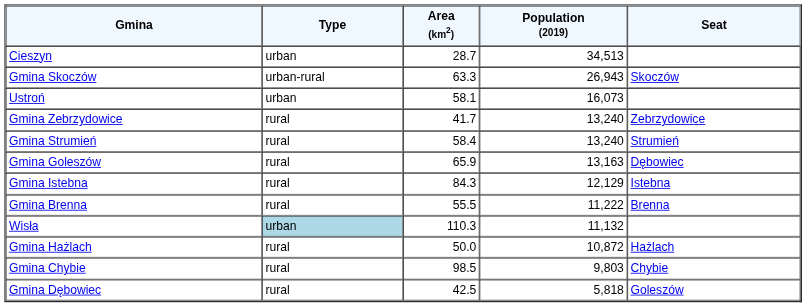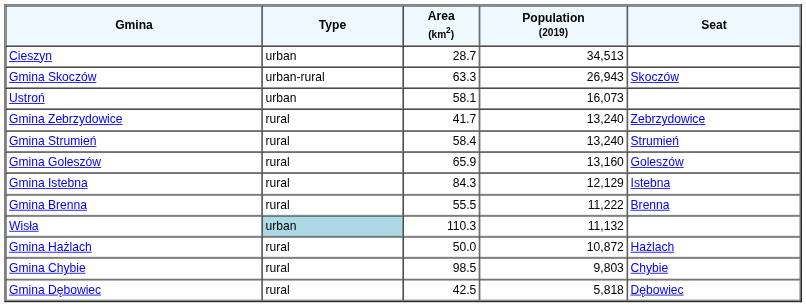(605, 162) 13,163 -> (605, 162) 13,160
(657, 162) Dębowiec -> (657, 162) Goleszów
(657, 289) Goleszów -> (657, 289) Dębowiec
